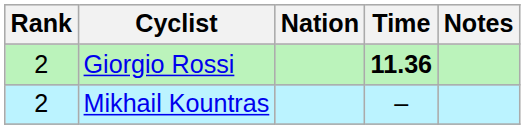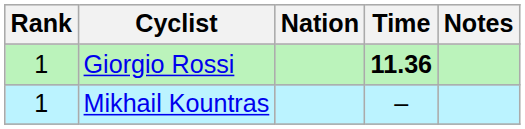(41, 64) 2 -> (41, 64) 1
(41, 104) 2 -> (41, 104) 1
